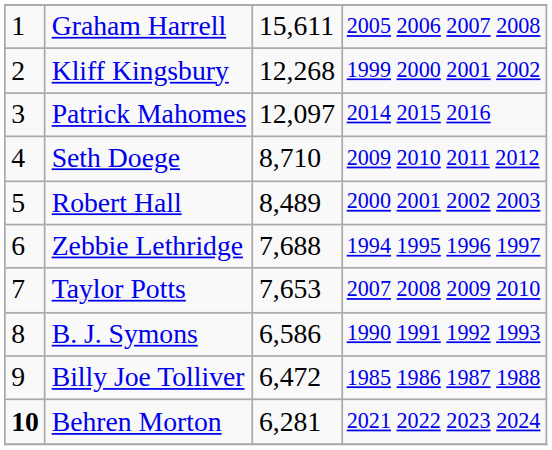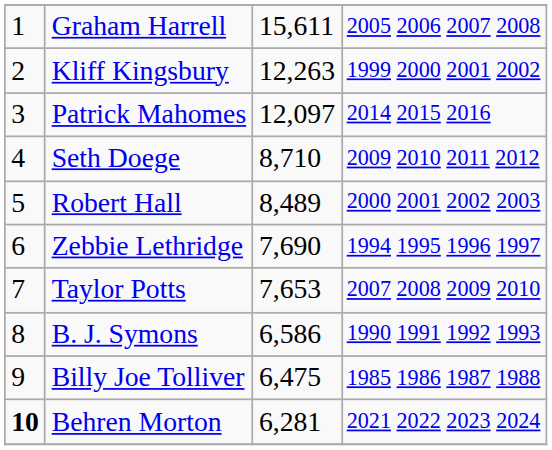(297, 70) 12,268 -> (297, 70) 12,263
(290, 245) 7,688 -> (290, 245) 7,690
(290, 377) 6,472 -> (290, 377) 6,475
